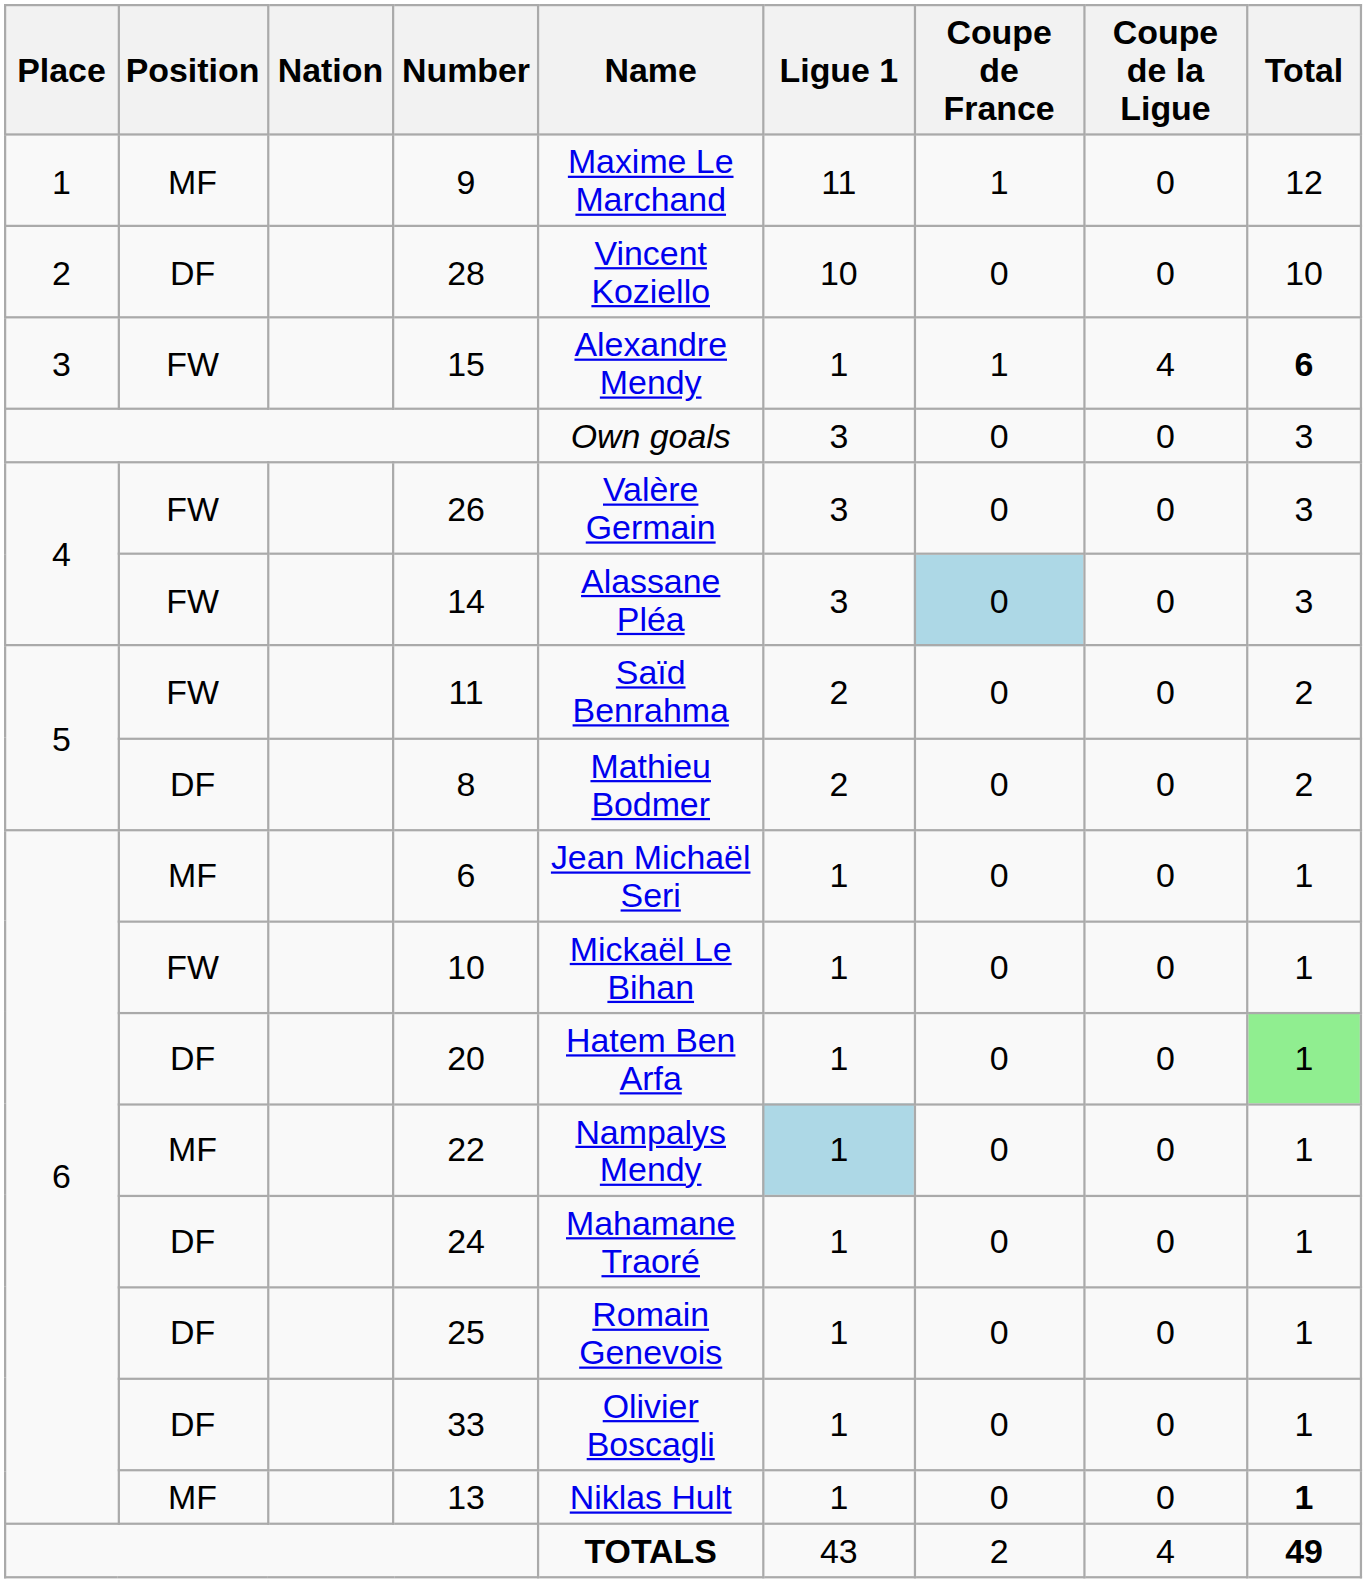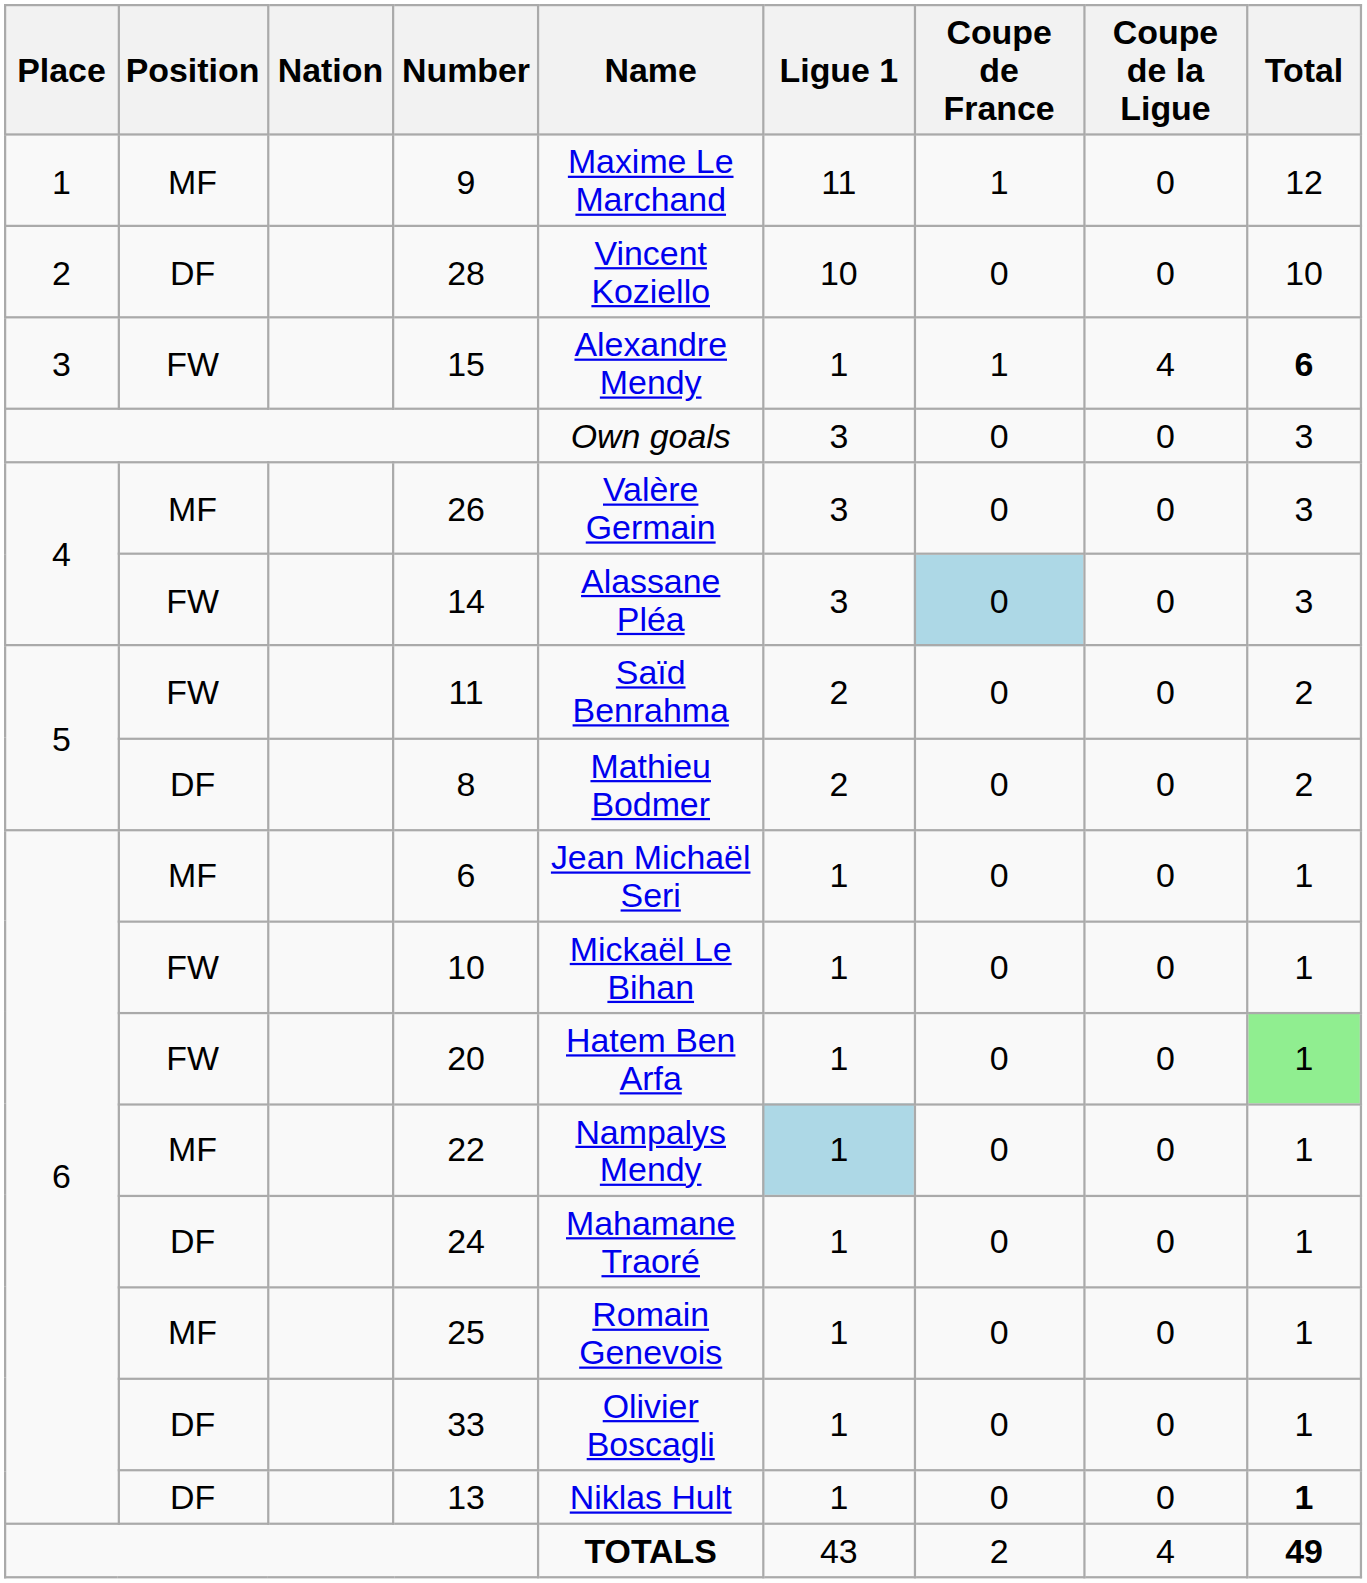(193, 509) FW -> (193, 509) MF
(193, 1058) DF -> (193, 1058) FW
(193, 1333) DF -> (193, 1333) MF
(193, 1497) MF -> (193, 1497) DF
